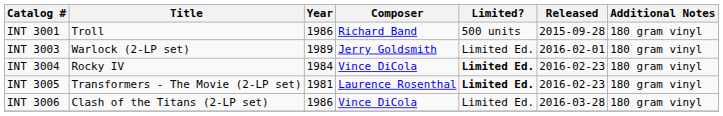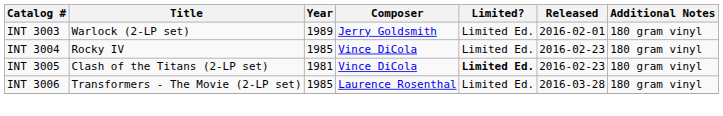- row: (33, 31)
(320, 67) 1984 -> (320, 49) 1985
(498, 67) bold -> (498, 49) normal
(186, 85) Transformers - The Movie (2-LP set) -> (170, 67) Clash of the Titans (2-LP set)
(397, 85) Laurence Rosenthal -> (378, 67) Vince DiCola
(170, 102) Clash of the Titans (2-LP set) -> (186, 85) Transformers - The Movie (2-LP set)
(320, 102) 1986 -> (320, 85) 1985
(378, 102) Vince DiCola -> (397, 85) Laurence Rosenthal
